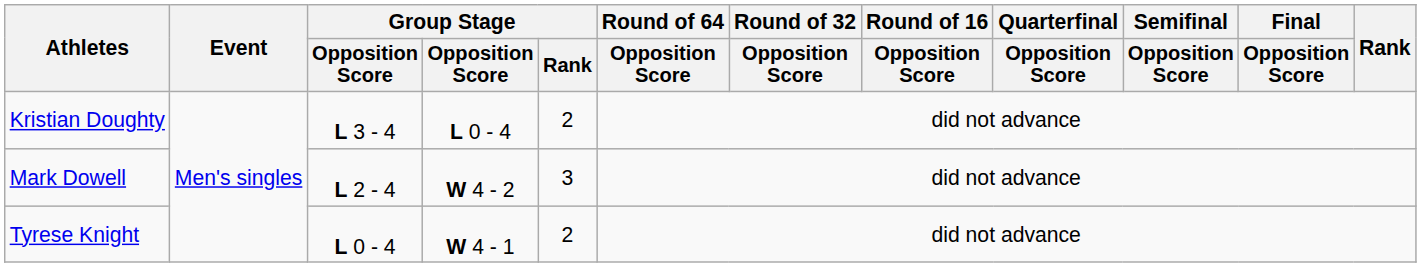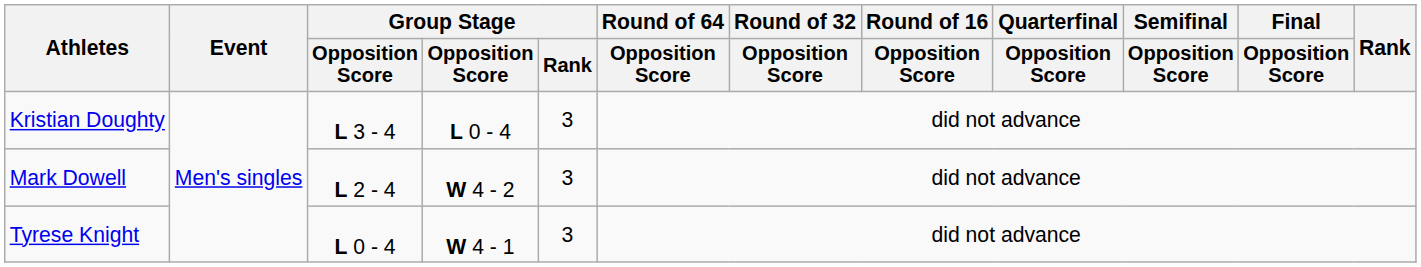(567, 121) 2 -> (567, 121) 3
(567, 235) 2 -> (567, 235) 3
